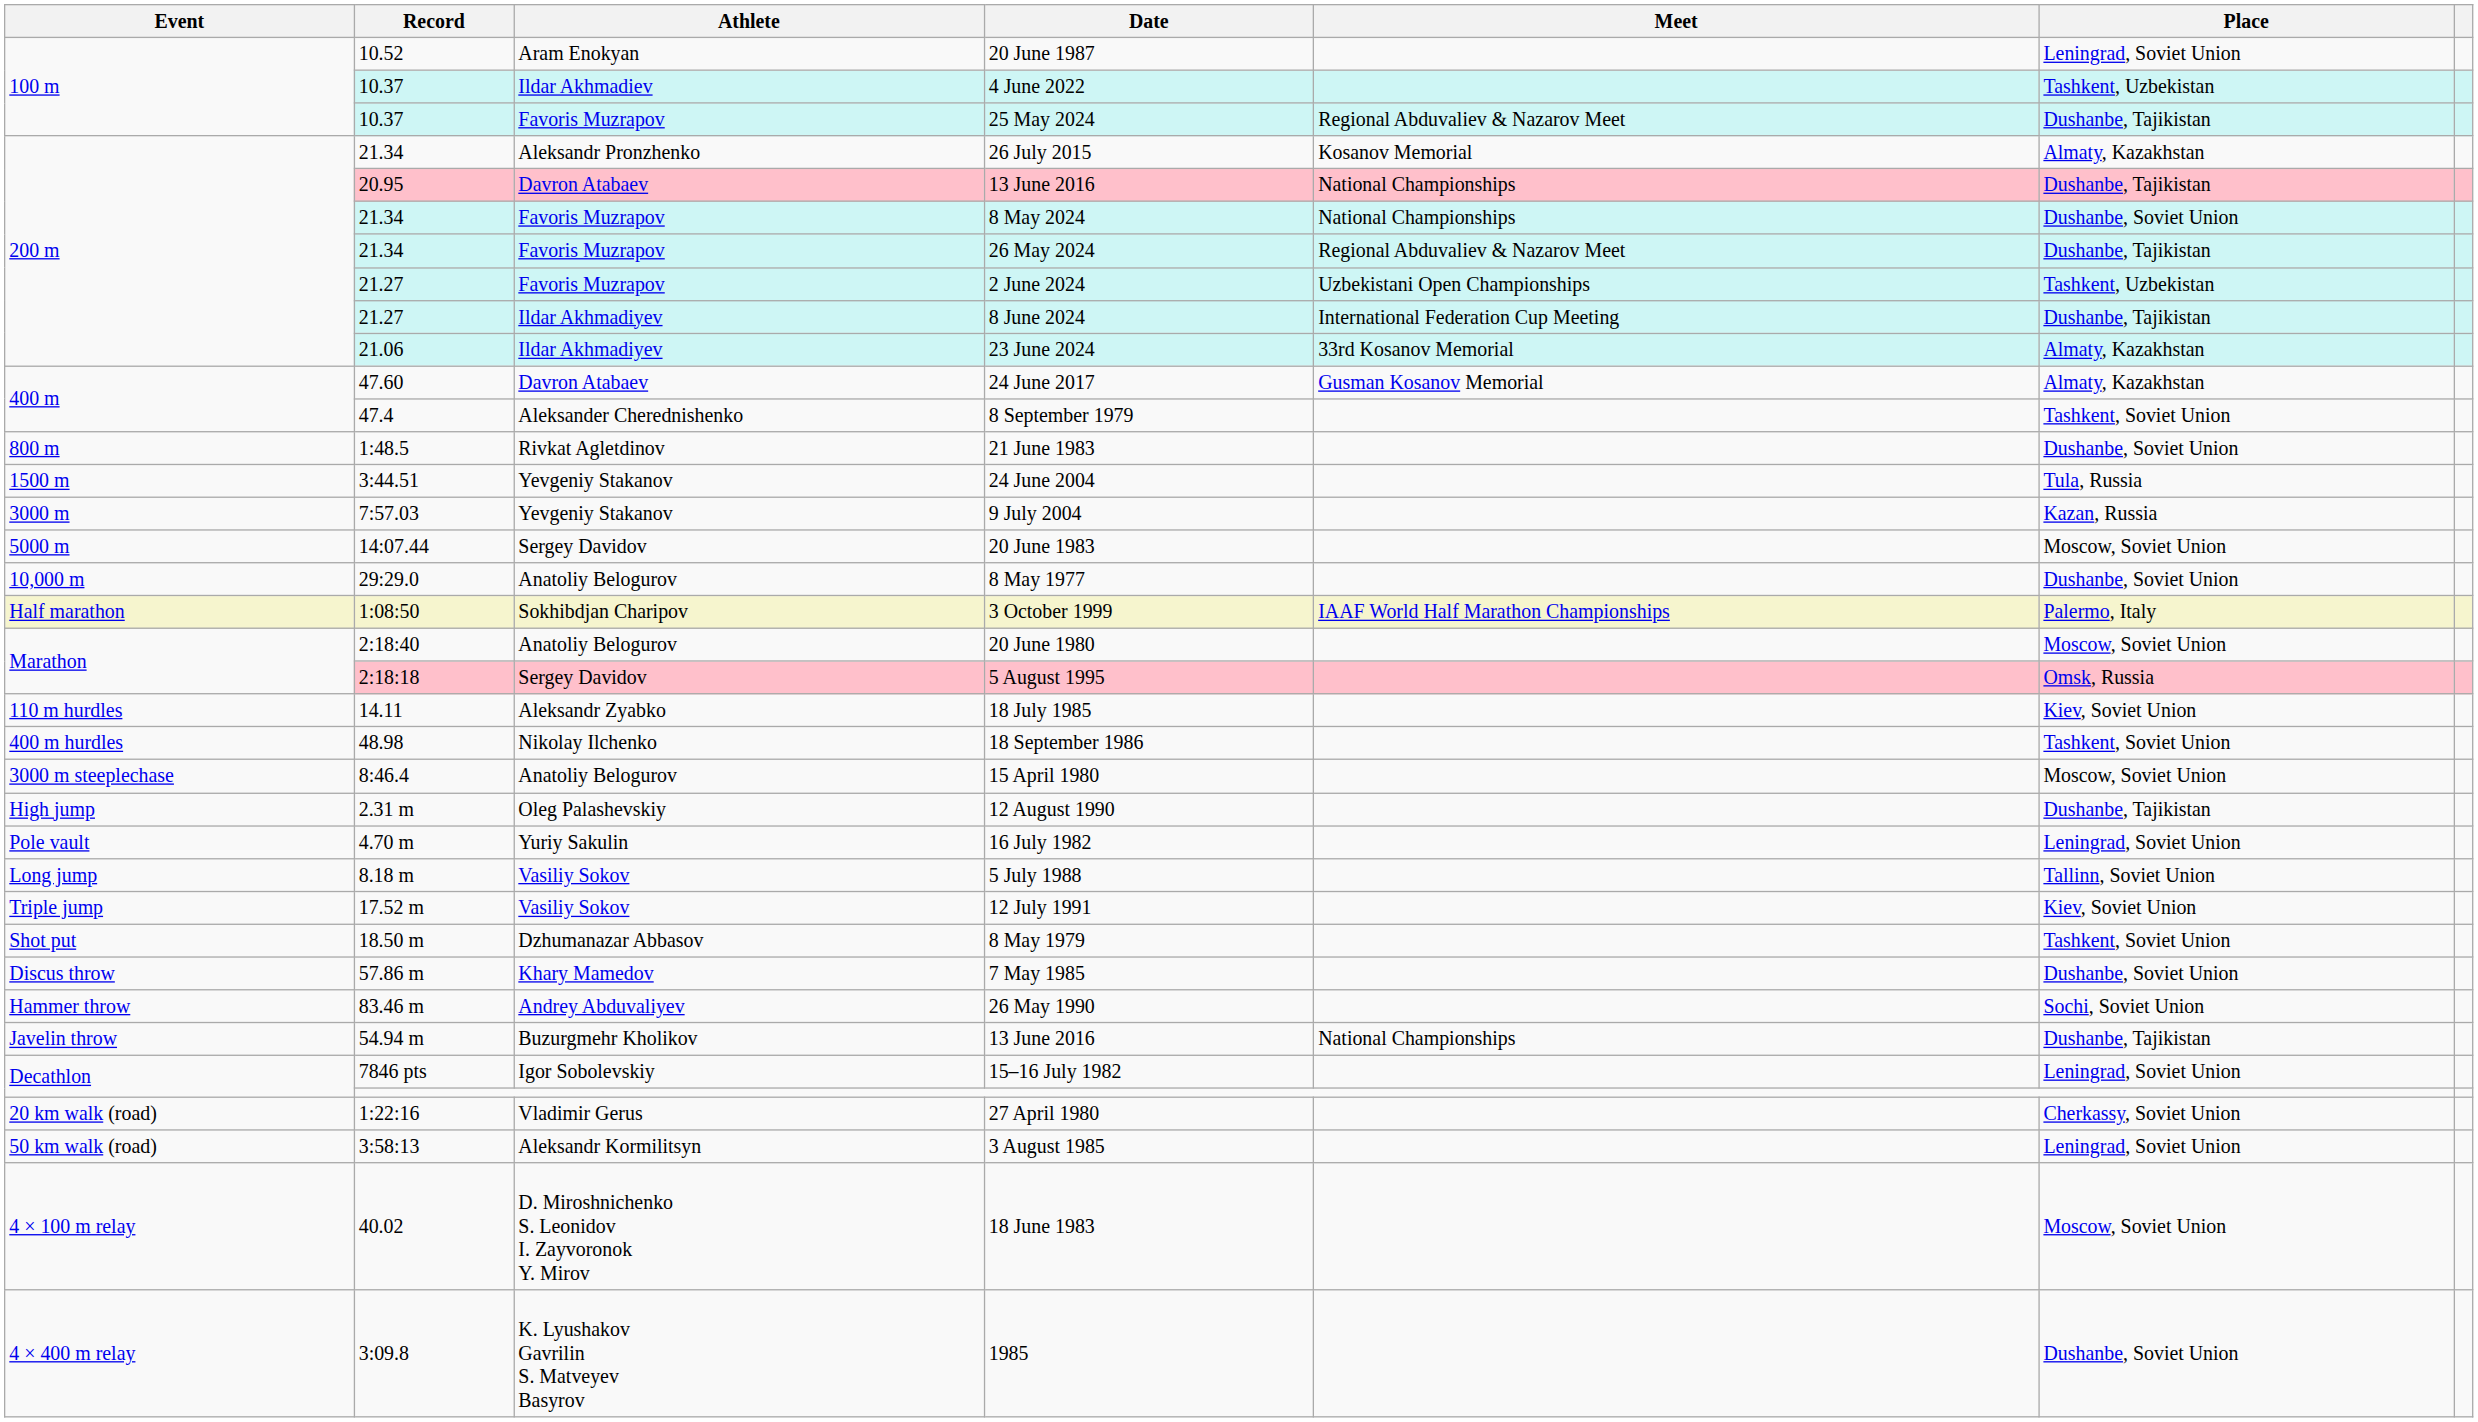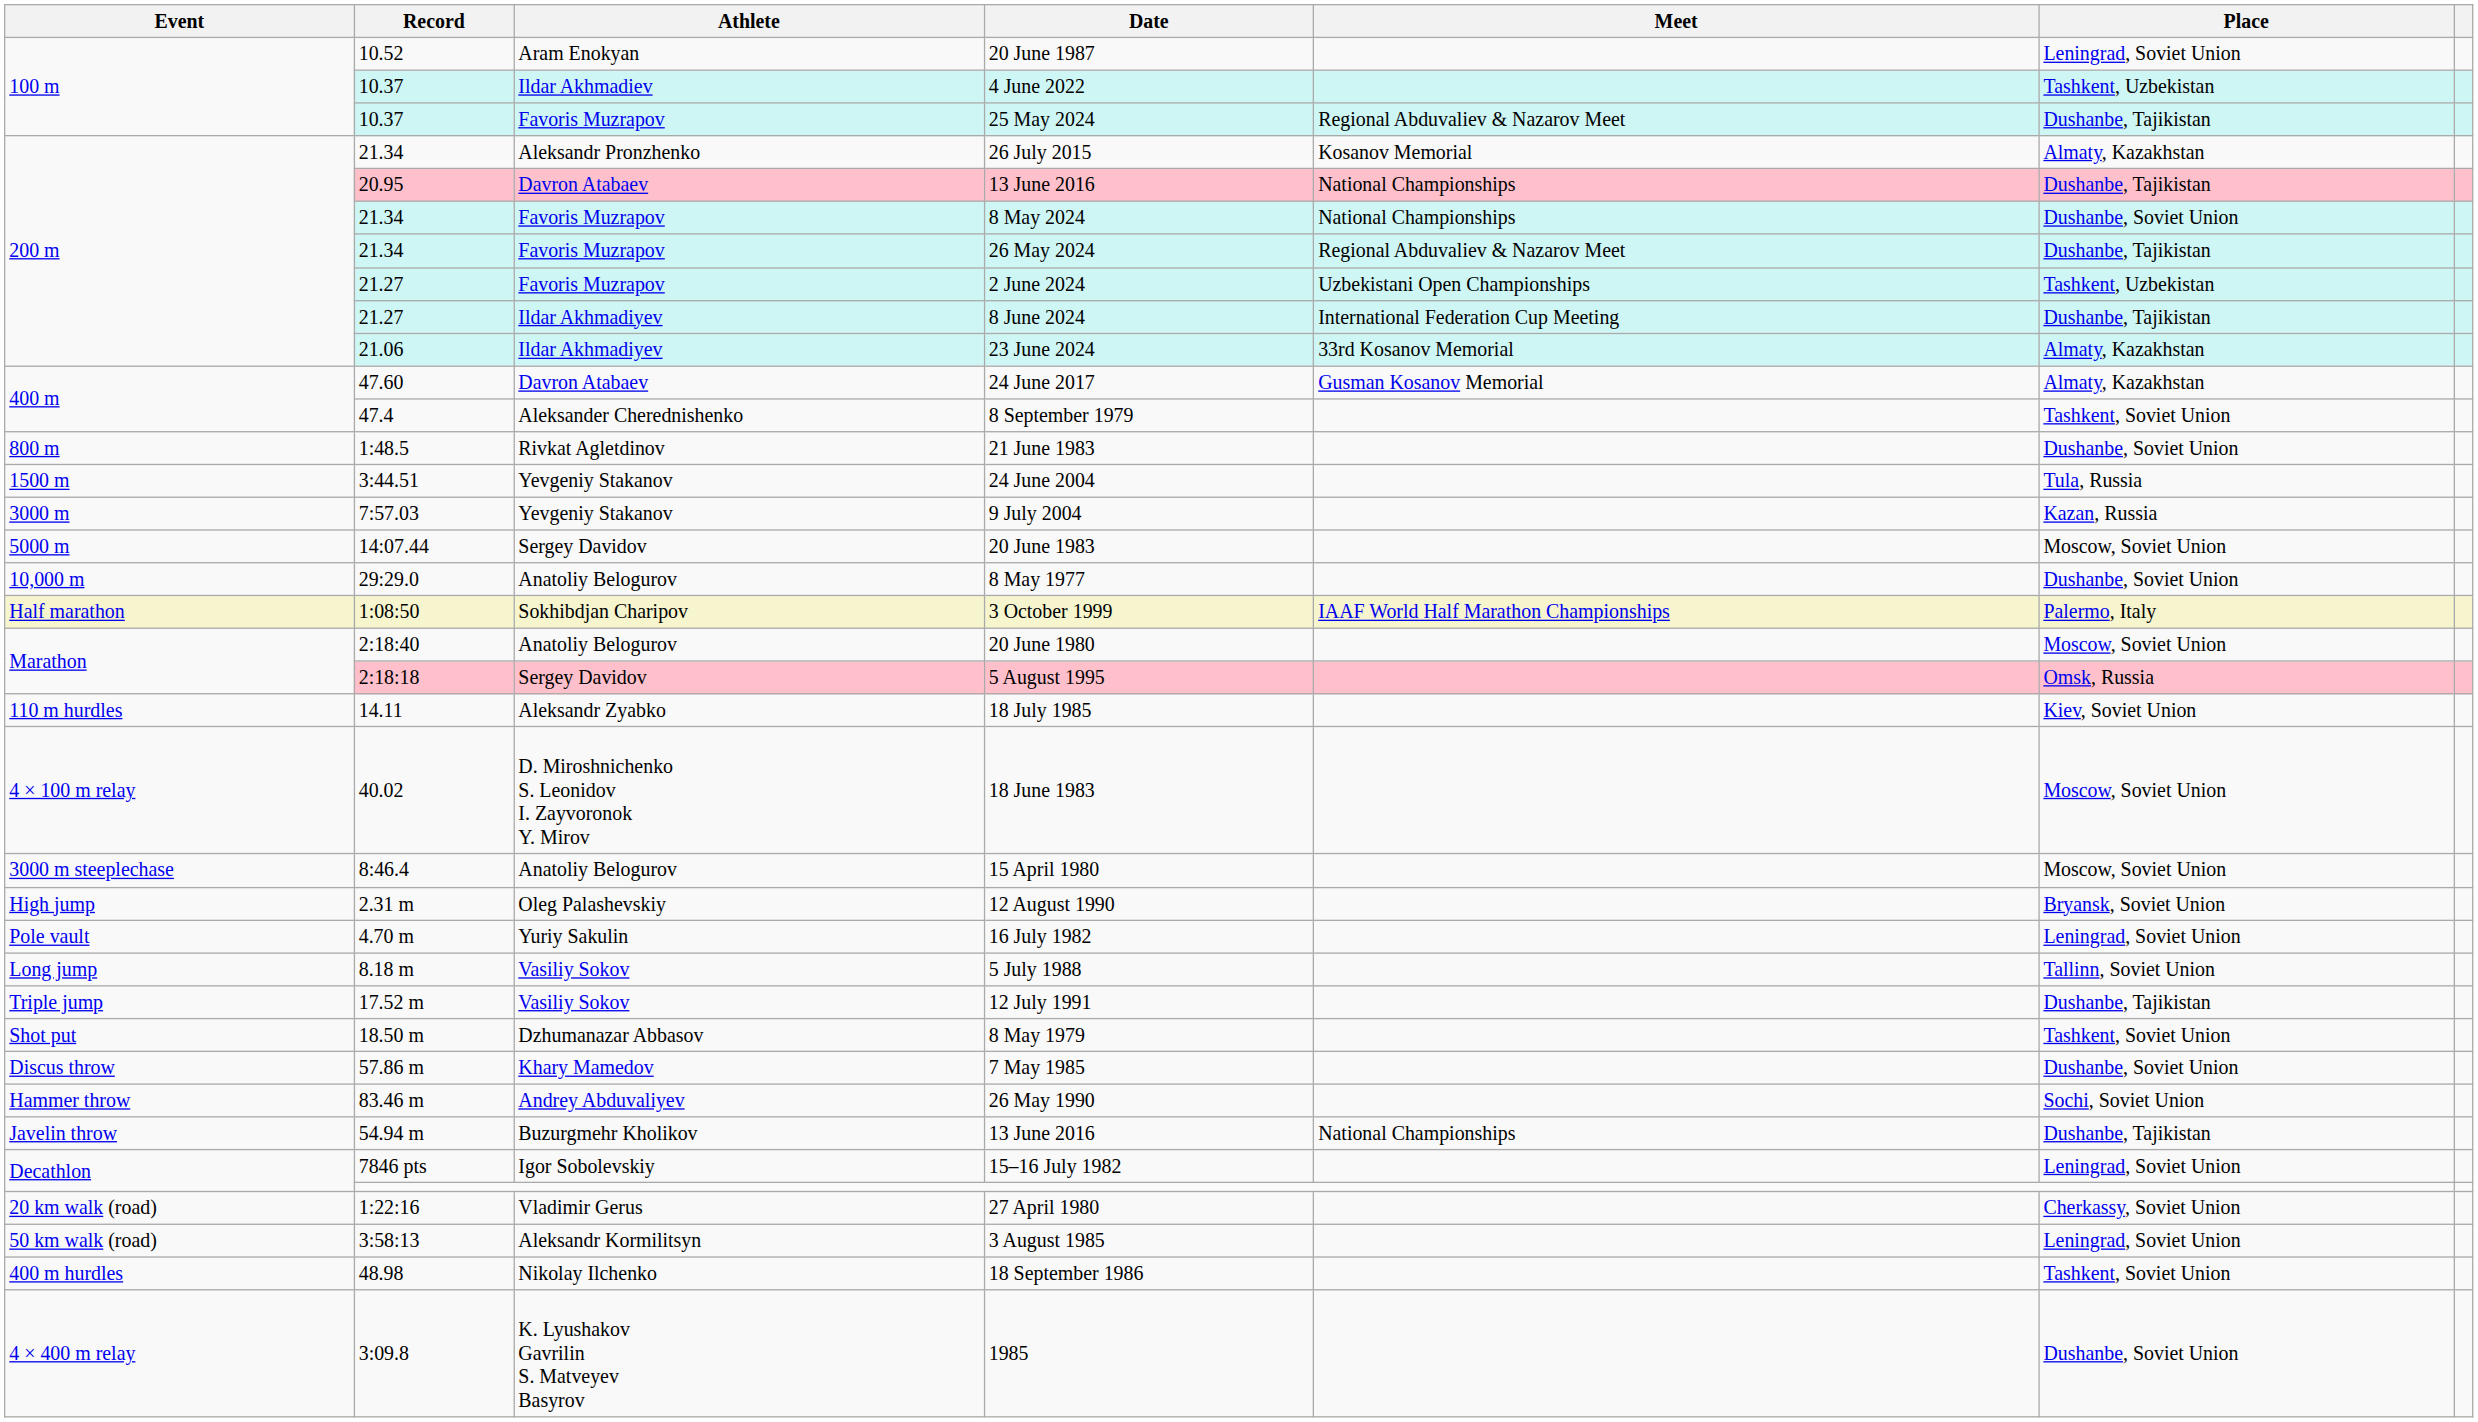rows swapped: (381, 743) <-> (381, 1226)
(2127, 809) Dushanbe, Tajikistan -> (2134, 903) Bryansk, Soviet Union
(2120, 907) Kiev, Soviet Union -> (2127, 1001) Dushanbe, Tajikistan
